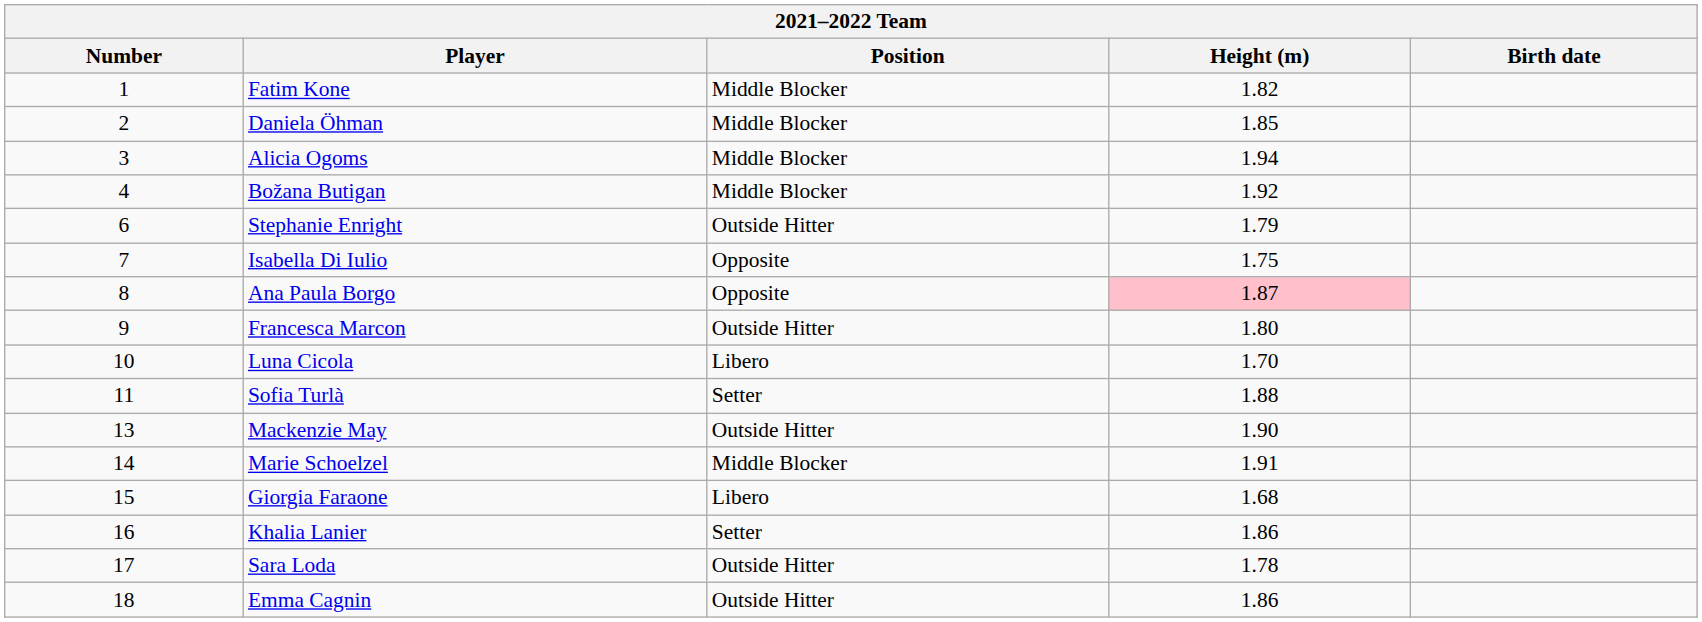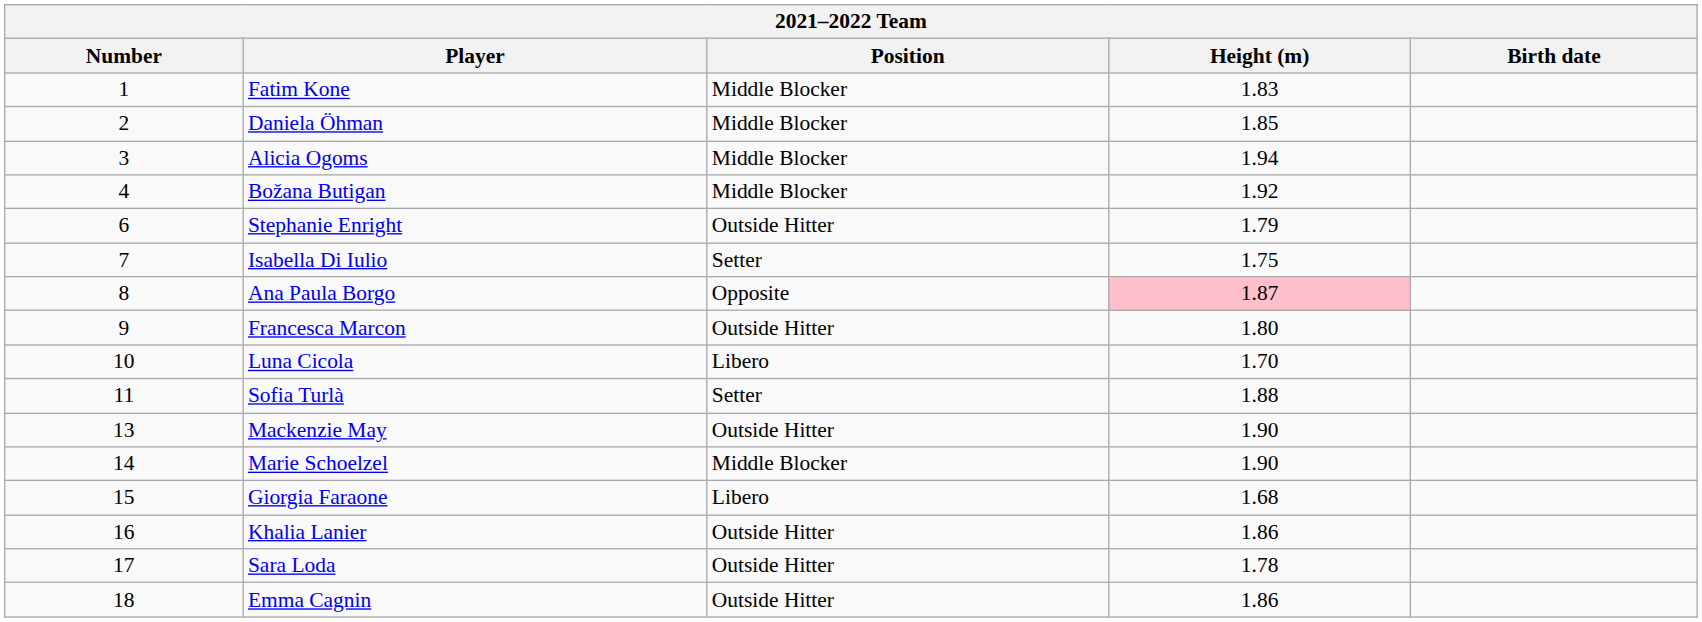(1260, 89) 1.82 -> (1260, 89) 1.83
(751, 259) Opposite -> (737, 259) Setter
(1260, 463) 1.91 -> (1260, 463) 1.90
(737, 531) Setter -> (773, 531) Outside Hitter
